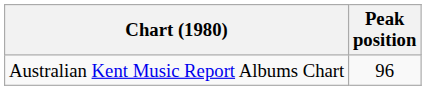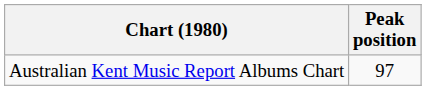(385, 70) 96 -> (385, 70) 97
